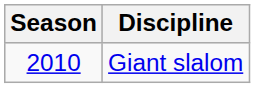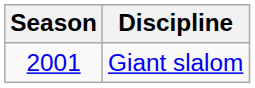(54, 62) 2010 -> (54, 62) 2001
